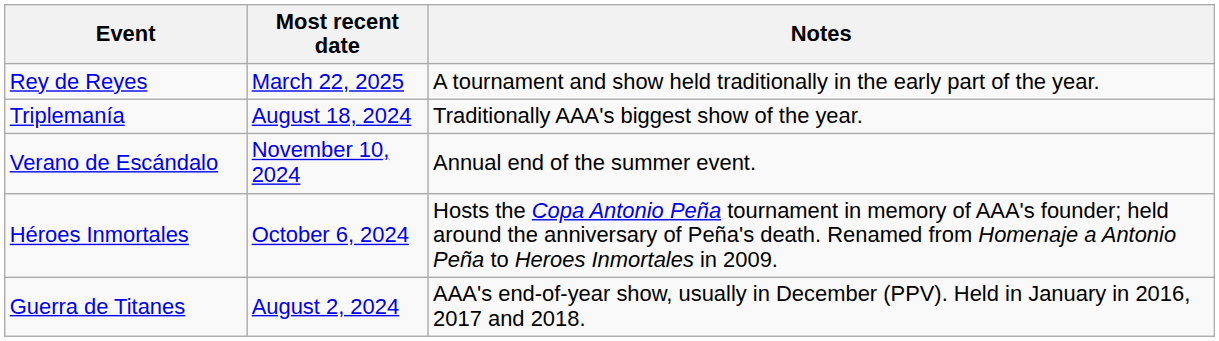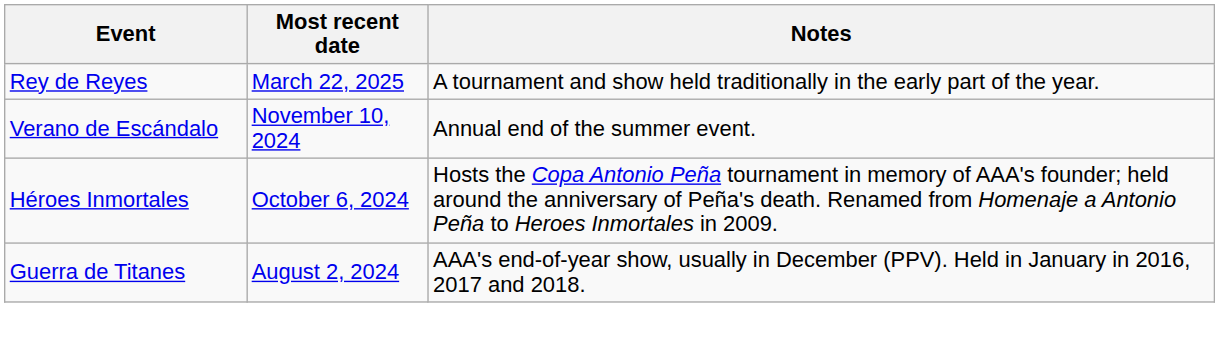- row: (67, 116)
